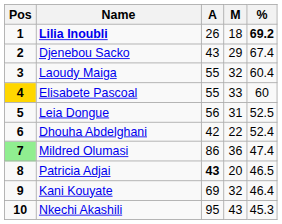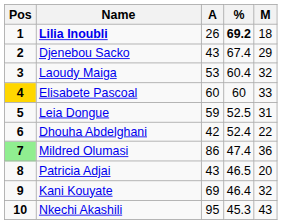columns swapped: (235, 15) <-> (262, 15)
(212, 73) 55 -> (212, 73) 53
(212, 93) 55 -> (212, 93) 60
(212, 112) 56 -> (212, 112) 59
(212, 171) bold -> (212, 171) normal
